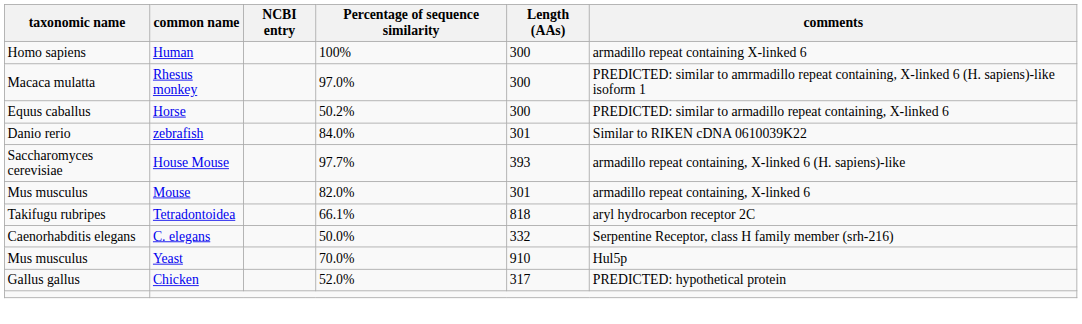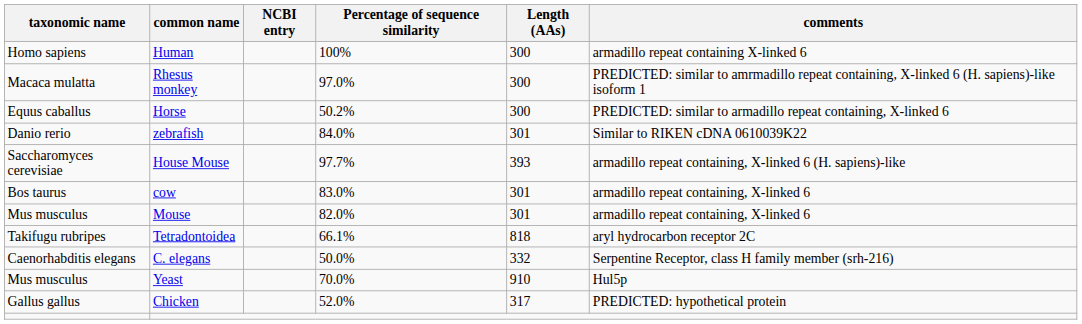+ row: (164, 192)
